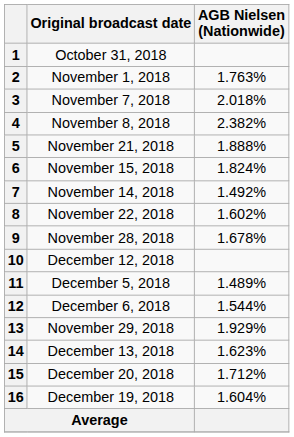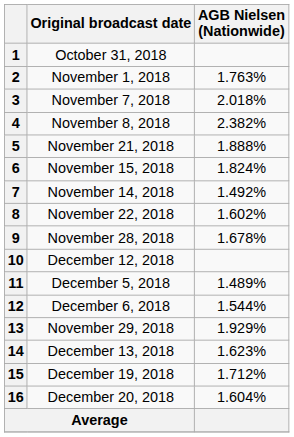(111, 374) December 20, 2018 -> (111, 374) December 19, 2018
(111, 397) December 19, 2018 -> (111, 397) December 20, 2018
